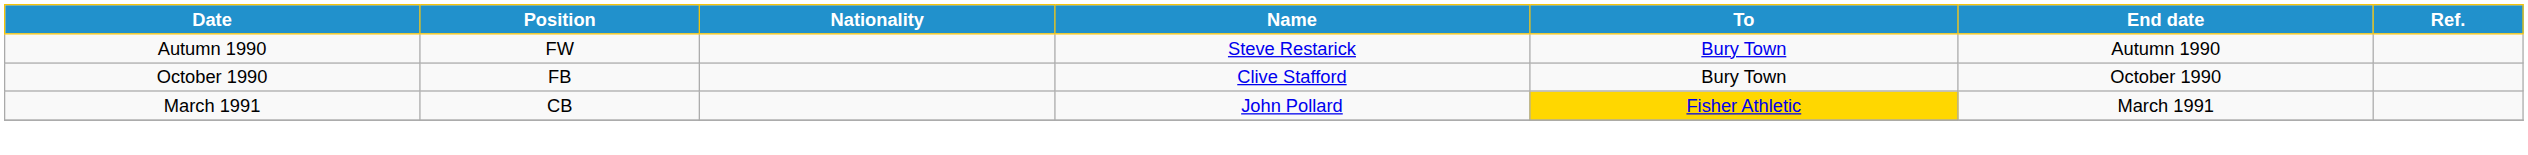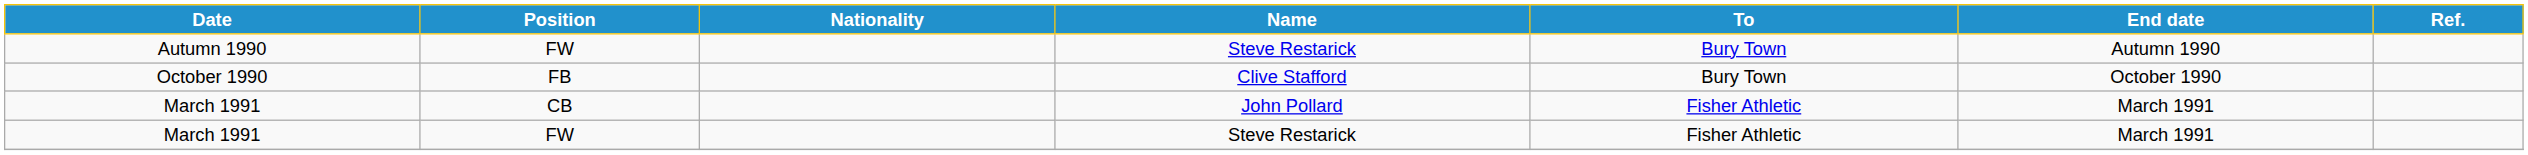(1744, 106) gold background -> (1744, 106) no background
+ row: (212, 135)
